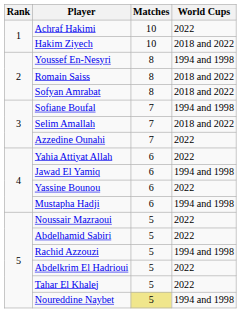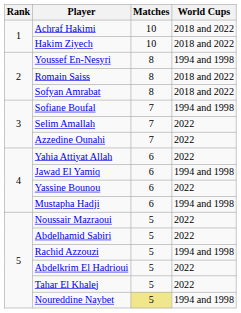(184, 28) 2022 -> (204, 28) 2018 and 2022
(204, 124) 2018 and 2022 -> (184, 124) 2022
